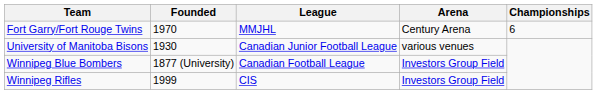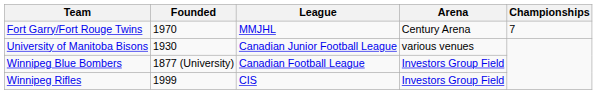(512, 30) 6 -> (512, 30) 7
